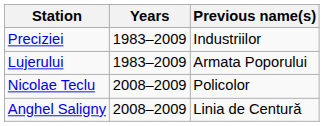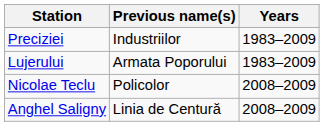columns swapped: (255, 16) <-> (150, 16)
